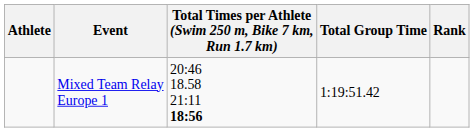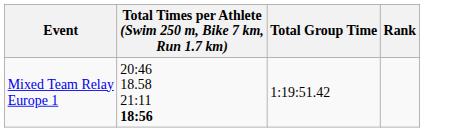- column: (29, 31)
